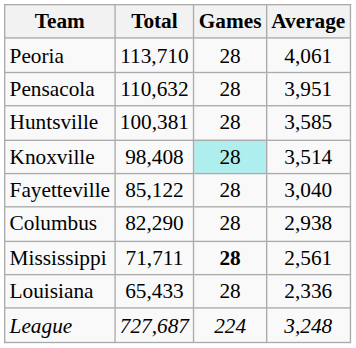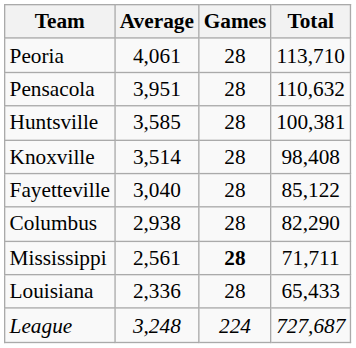columns swapped: (154, 21) <-> (308, 21)
(230, 156) paleturquoise background -> (235, 156) no background
